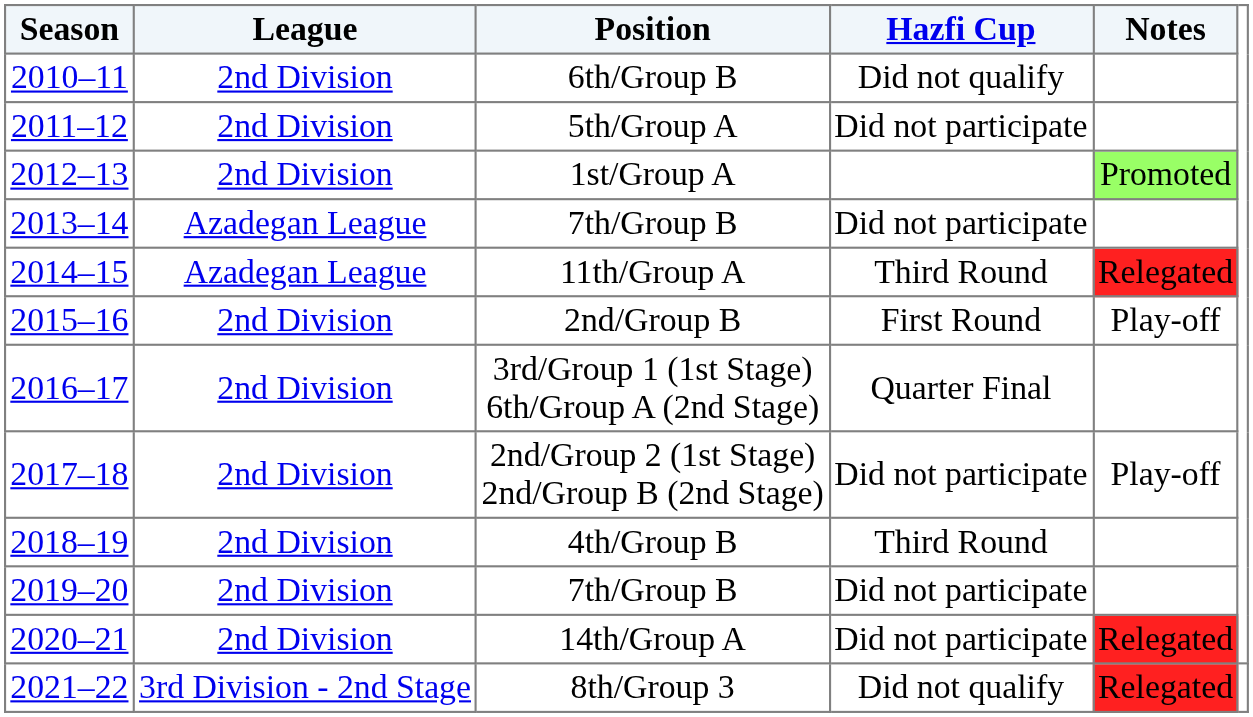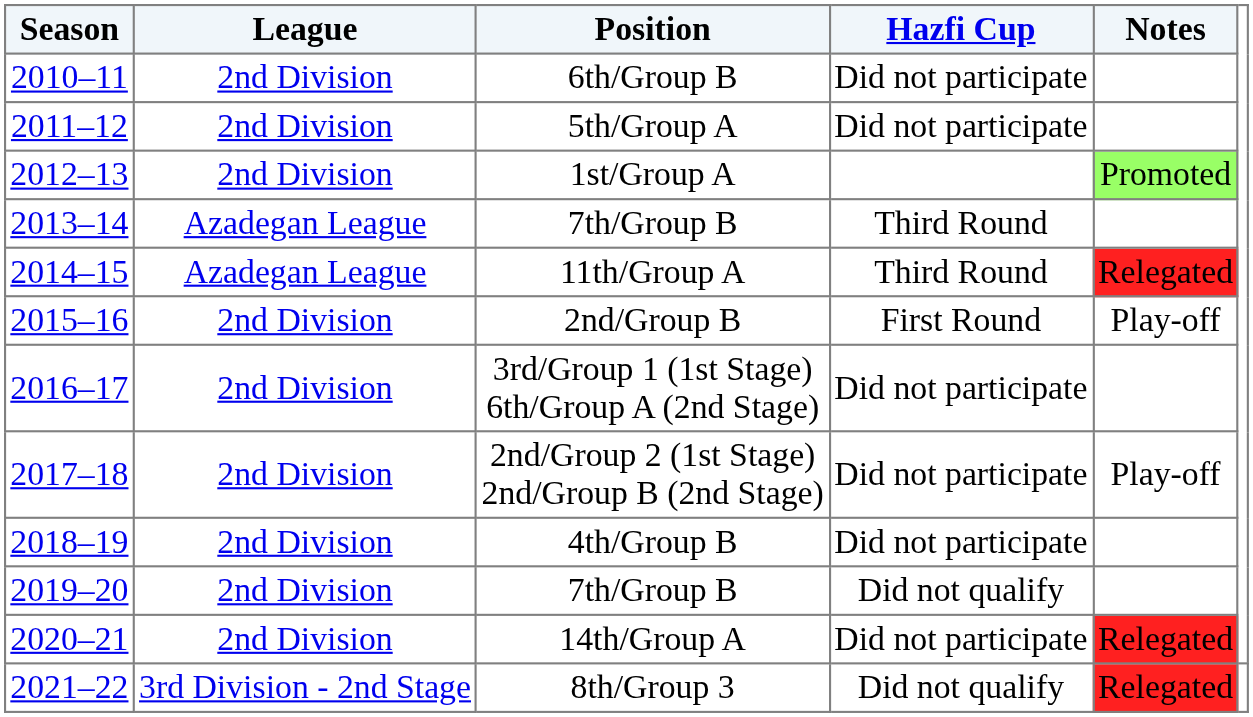(961, 77) Did not qualify -> (961, 77) Did not participate
(961, 222) Did not participate -> (961, 222) Third Round
(961, 387) Quarter Final -> (961, 387) Did not participate
(961, 541) Third Round -> (961, 541) Did not participate
(961, 590) Did not participate -> (961, 590) Did not qualify
